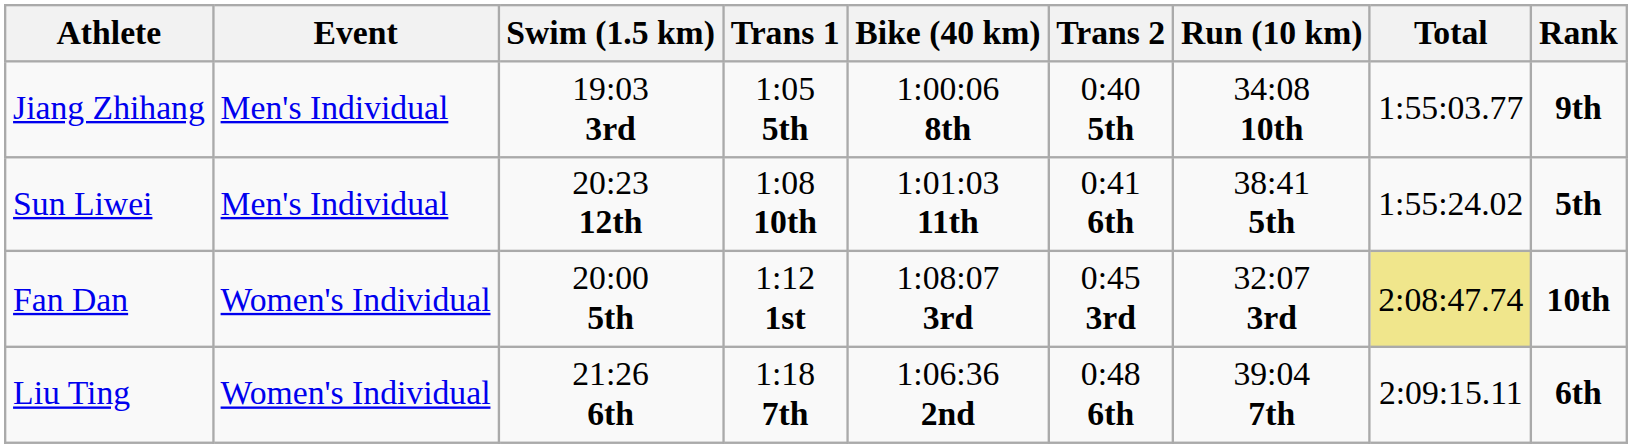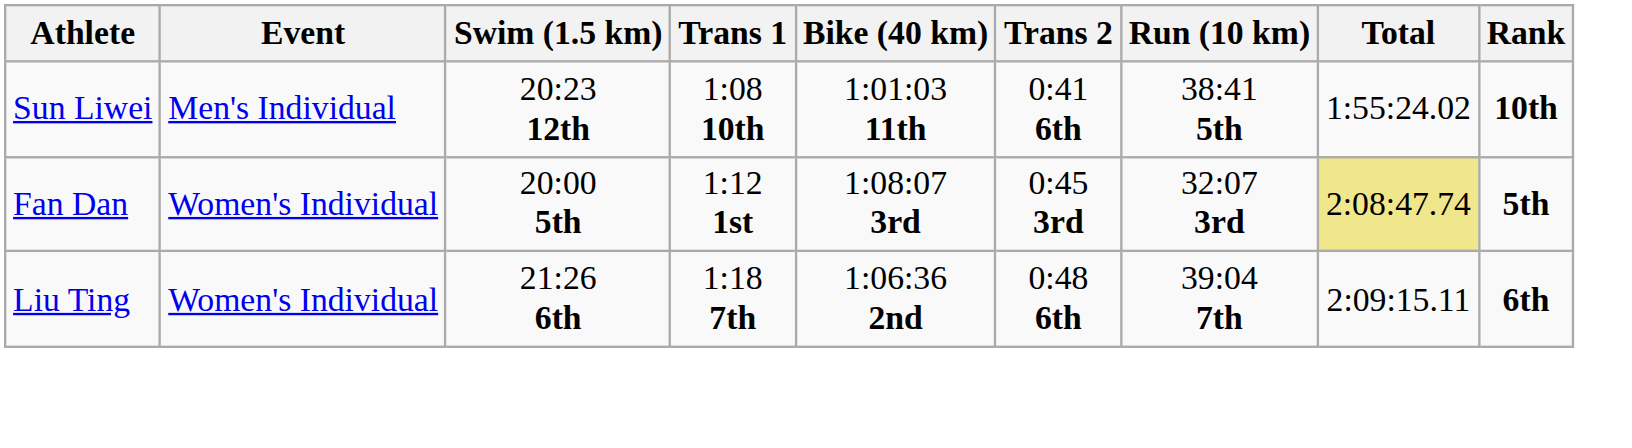- row: (109, 108)
(1578, 203) 5th -> (1526, 108) 10th
(1578, 298) 10th -> (1526, 203) 5th
